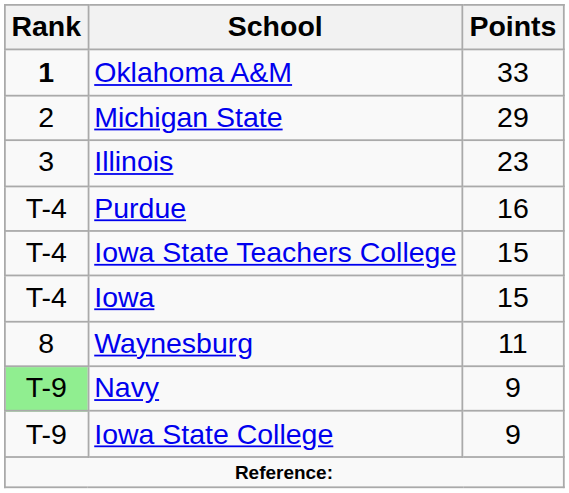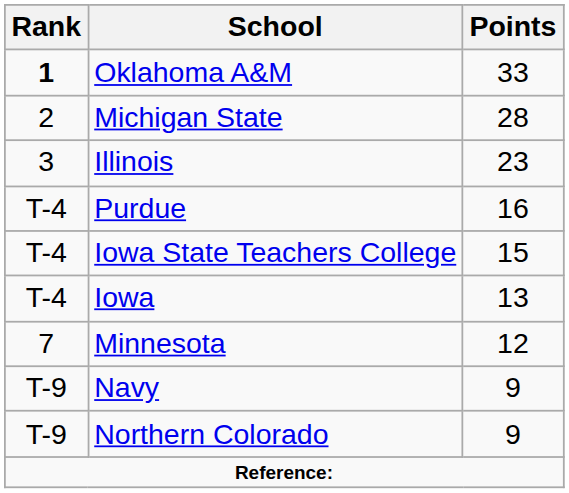(513, 117) 29 -> (513, 117) 28
(513, 298) 15 -> (513, 298) 13
+ row: (160, 343)
- row: (174, 343)
(46, 388) lightgreen background -> (46, 388) no background
- row: (214, 433)
+ row: (211, 433)
